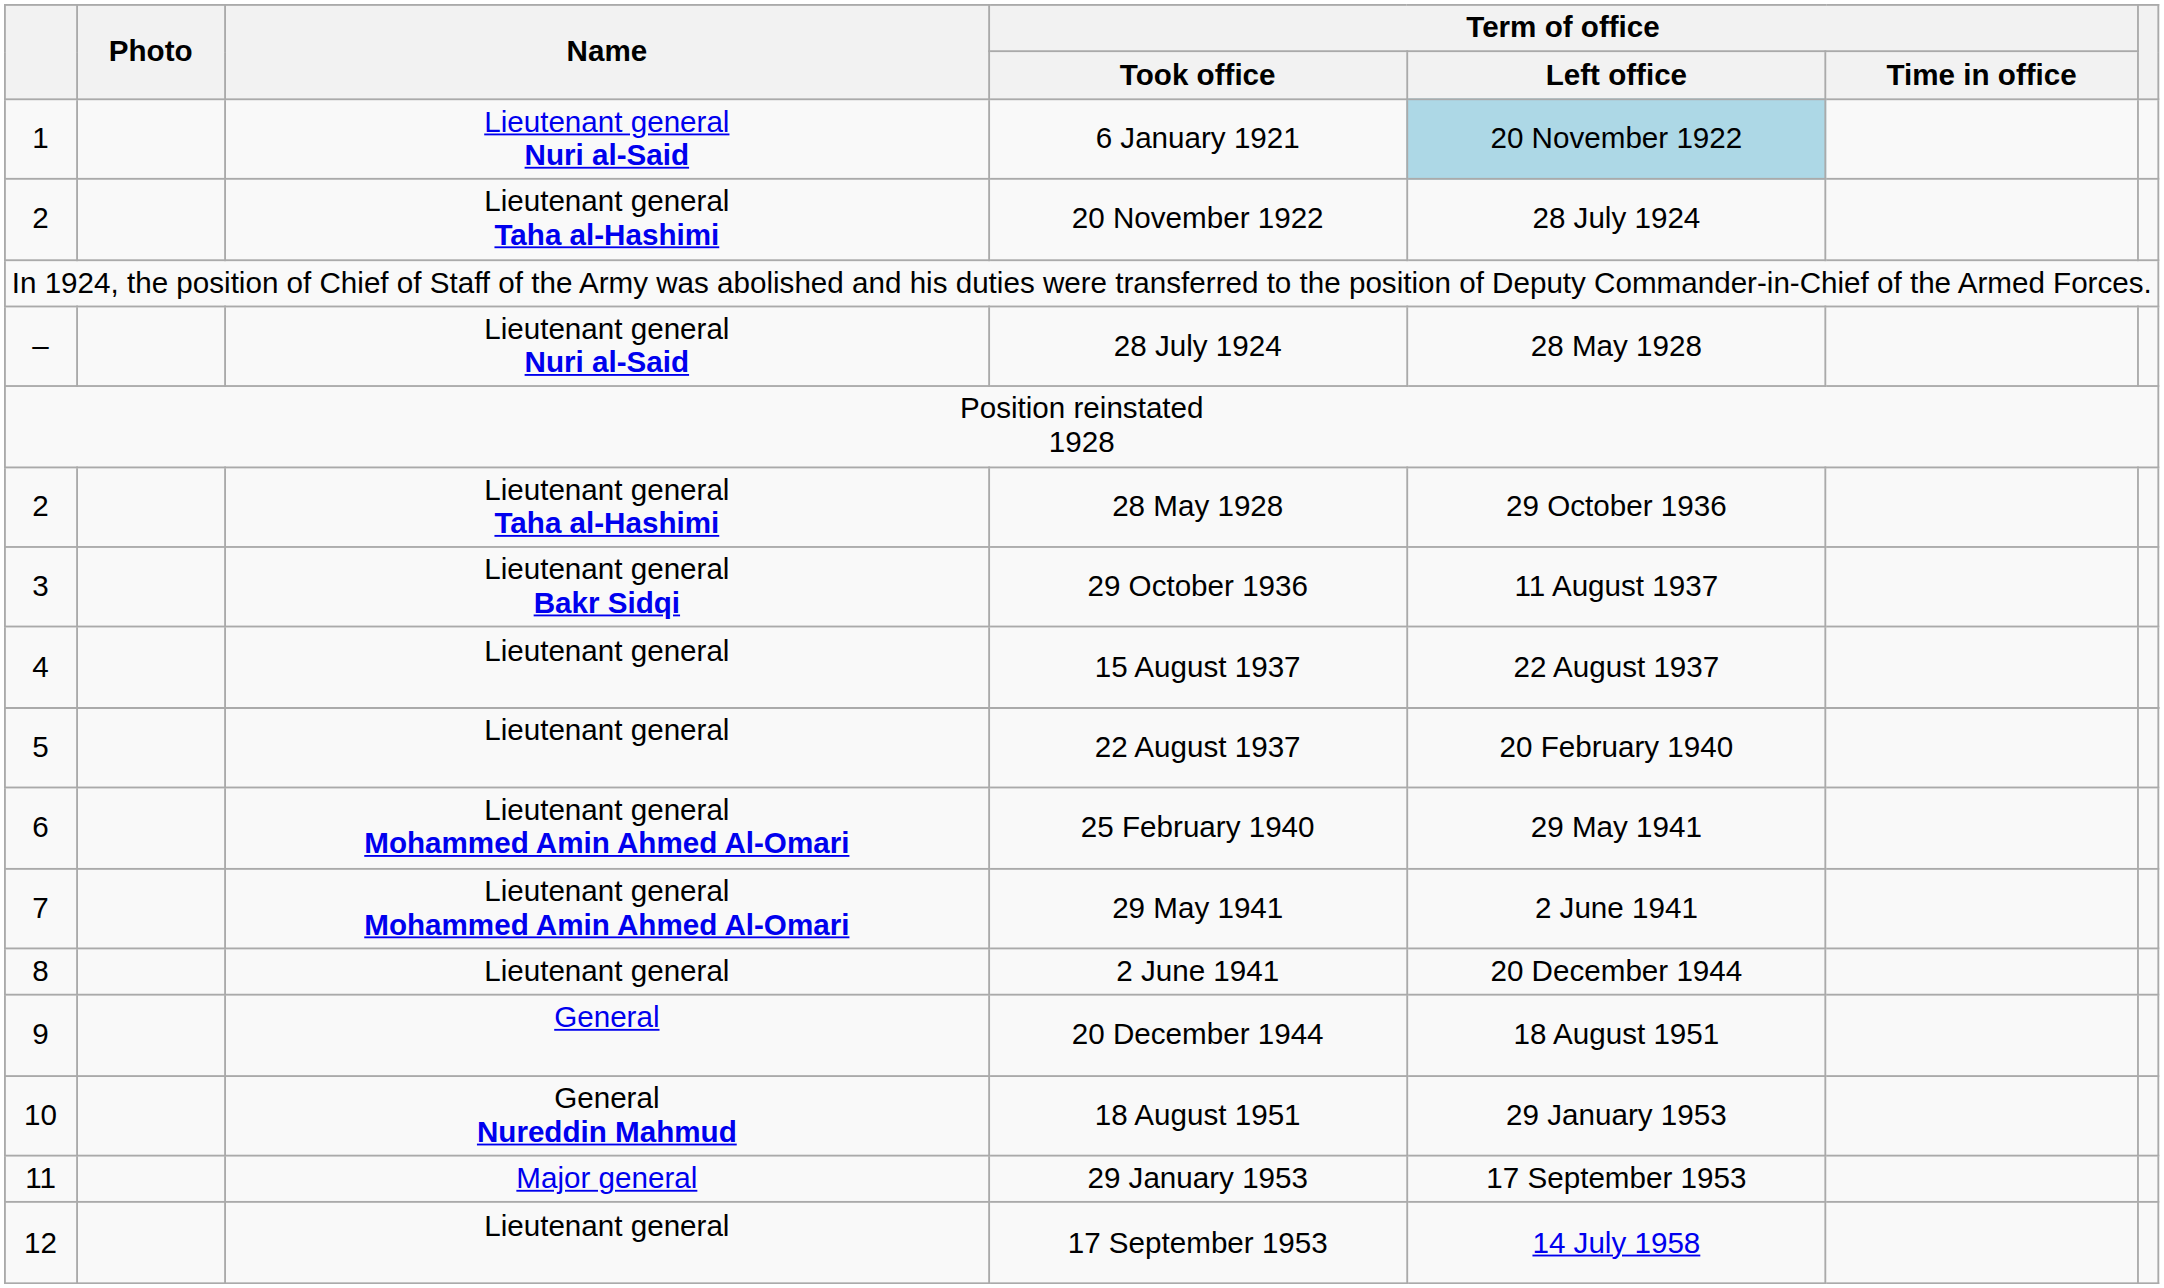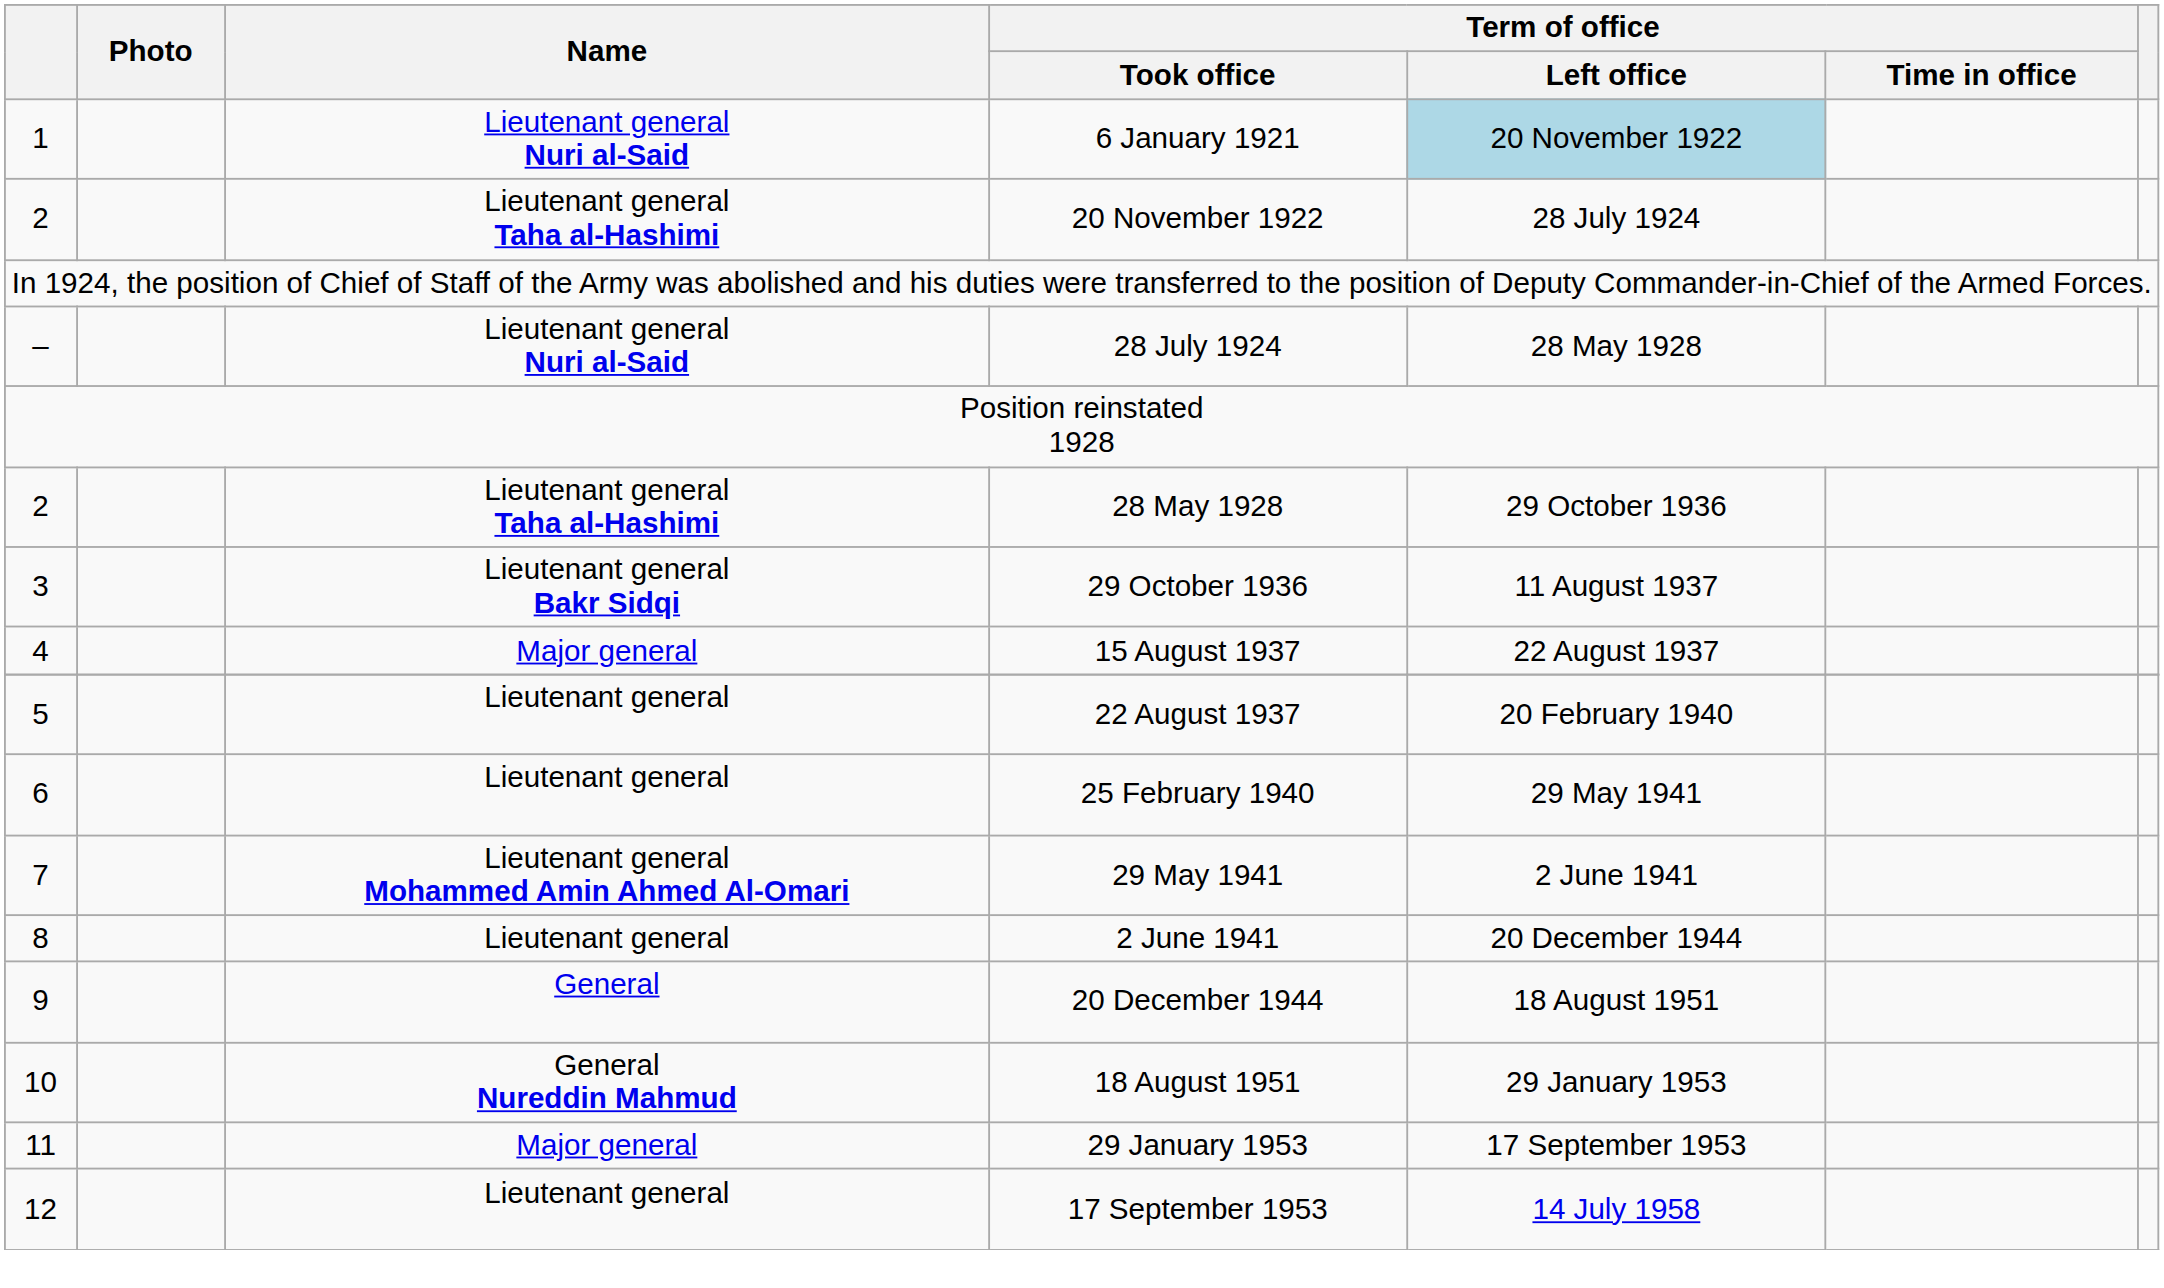(607, 650) Lieutenant general -> (607, 650) Major general
(607, 827) Lieutenant general Mohammed Amin Ahmed Al-Omari -> (607, 777) Lieutenant general
